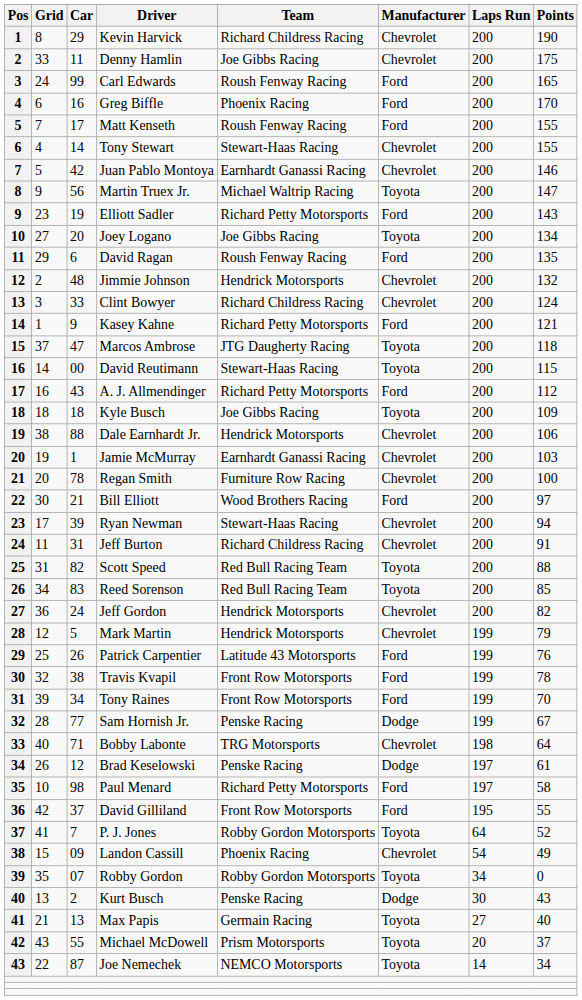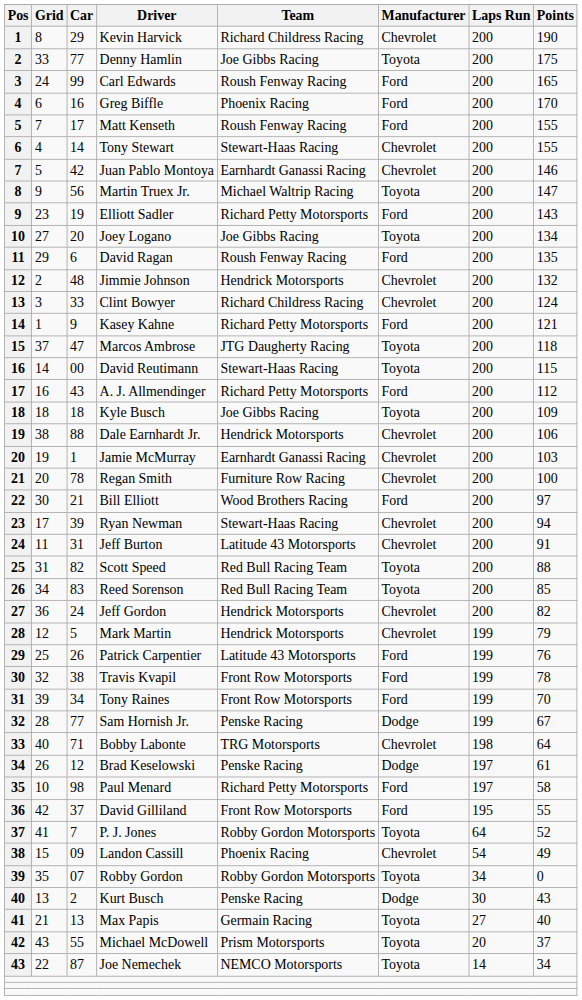(77, 59) 11 -> (77, 59) 77
(409, 59) Chevrolet -> (401, 59) Toyota
(292, 545) Richard Childress Racing -> (288, 545) Latitude 43 Motorsports
